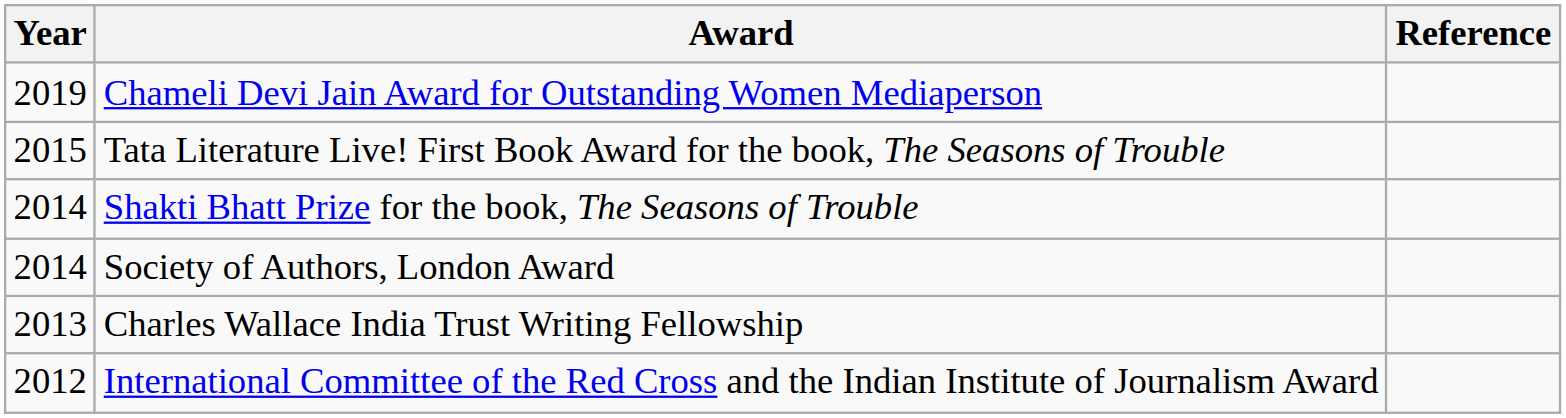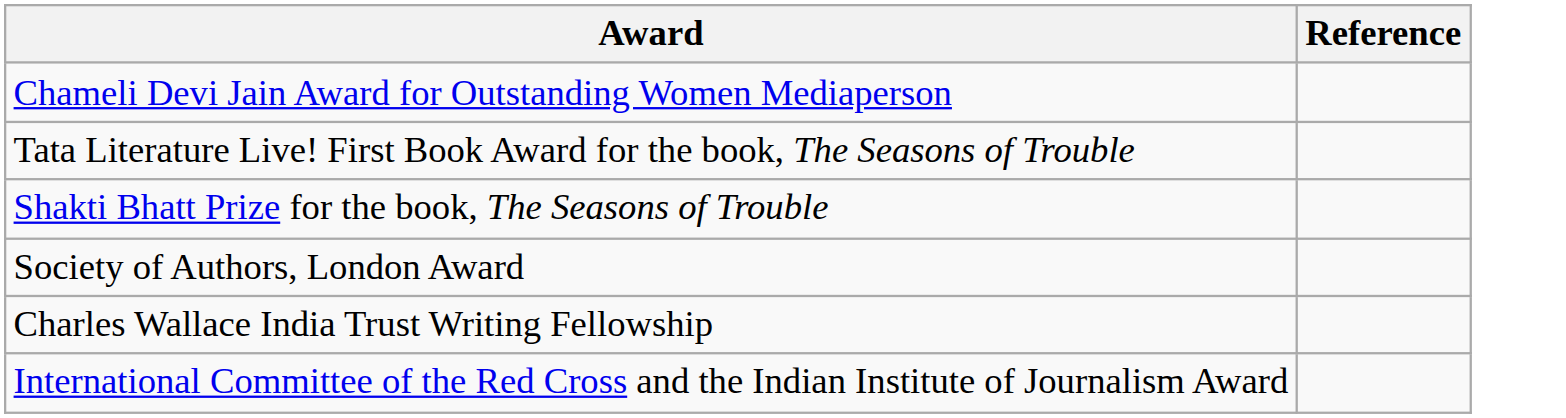- column: (50, 33)
